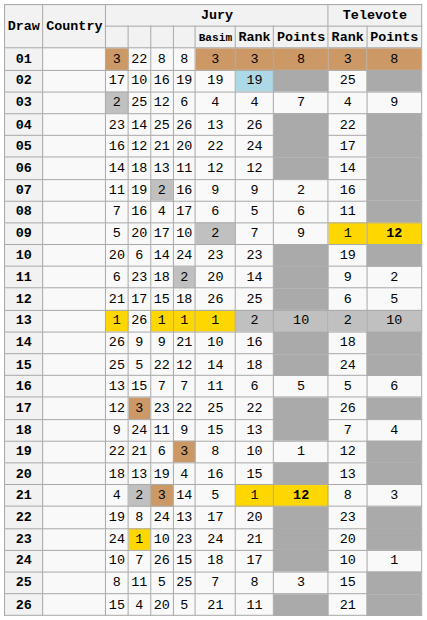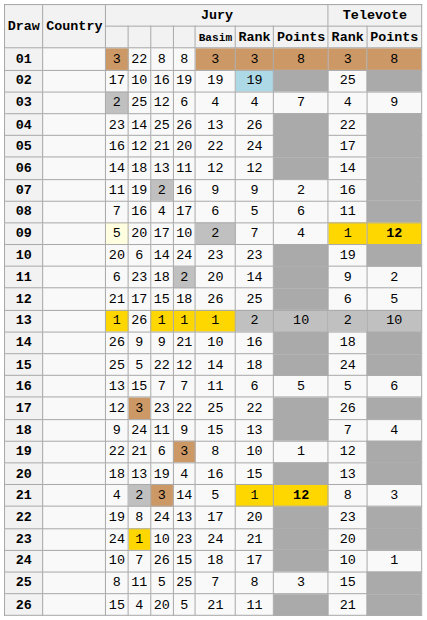(117, 234) no background -> (117, 234) lightyellow background
(301, 234) 9 -> (301, 234) 4
